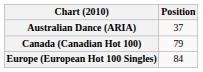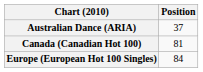(178, 43) 79 -> (178, 43) 81
